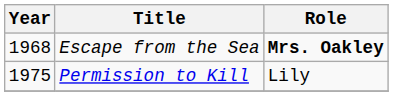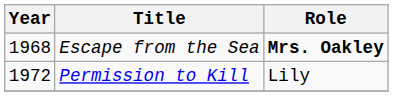(30, 76) 1975 -> (30, 76) 1972
